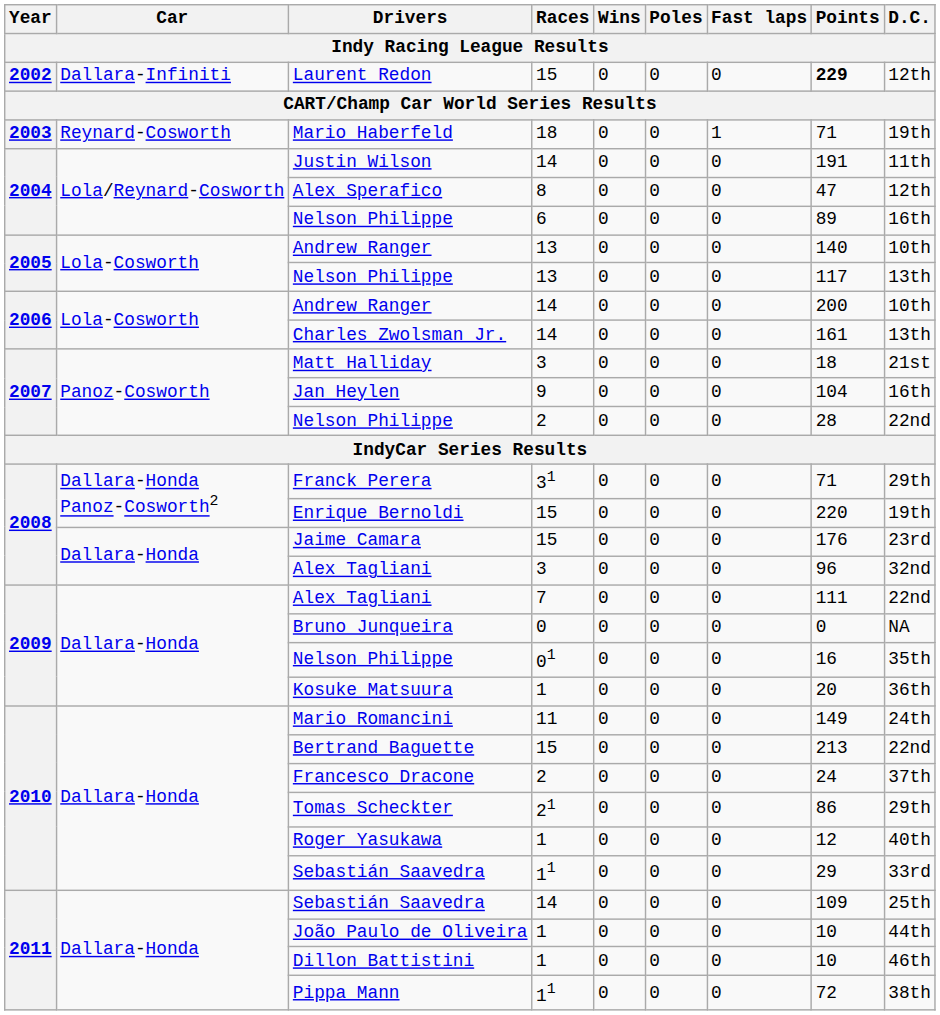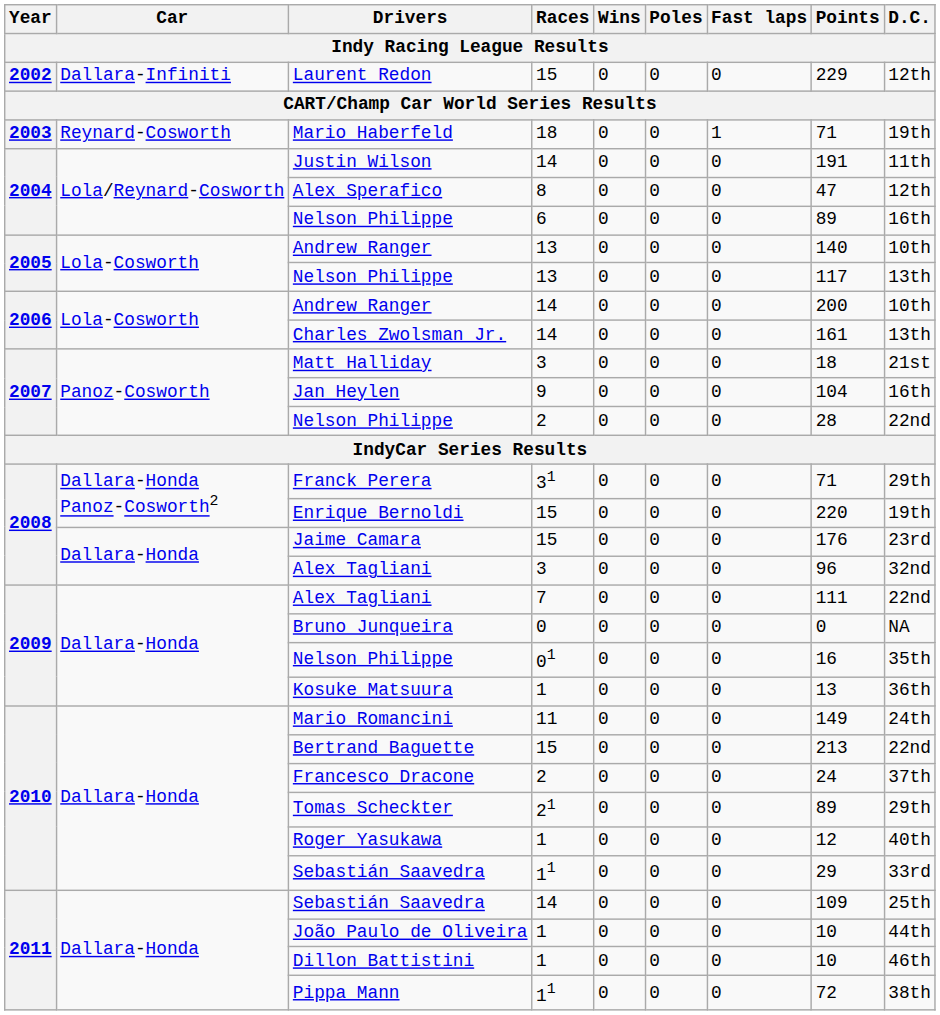(832, 77) bold -> (832, 77) normal
(826, 692) 20 -> (826, 692) 13
(826, 809) 86 -> (826, 809) 89
